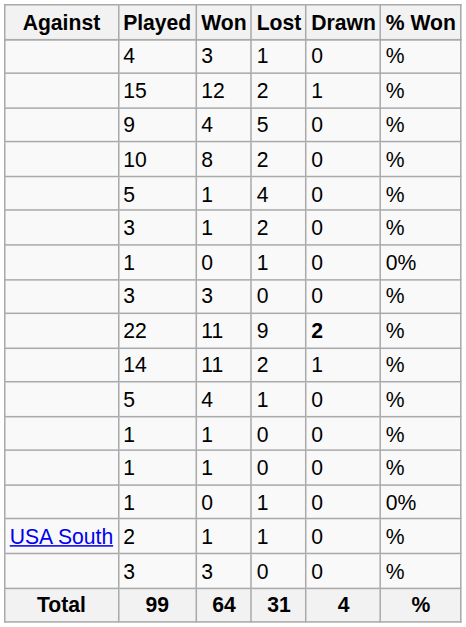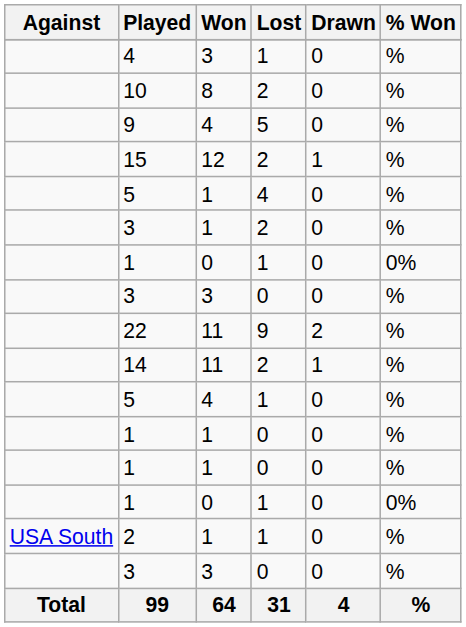rows swapped: (135, 90) <-> (135, 159)
(317, 330) bold -> (317, 330) normal
